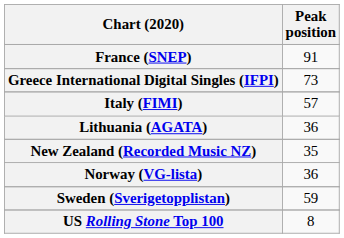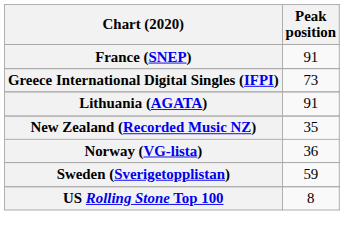- row: (143, 103)
(311, 127) 36 -> (311, 103) 91
